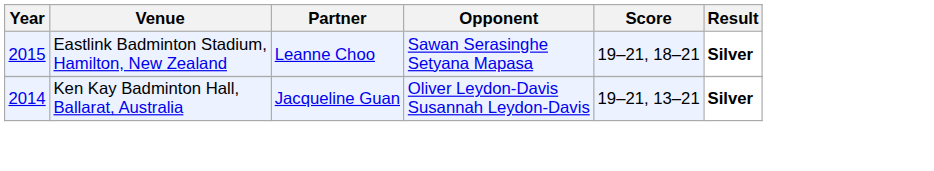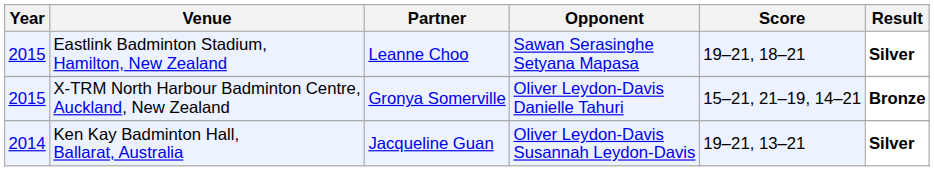+ row: (207, 99)
